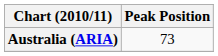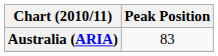(167, 39) 73 -> (167, 39) 83
